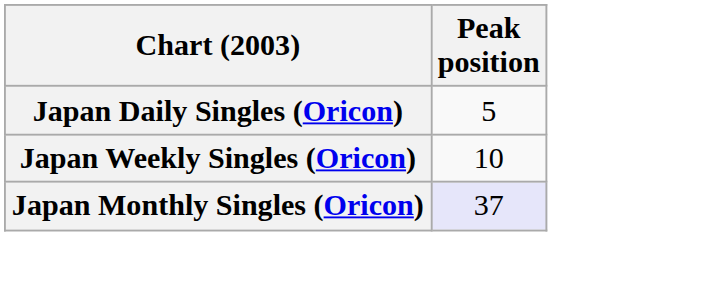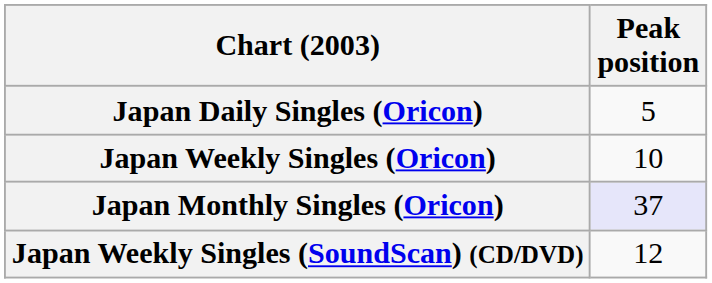+ row: (298, 253)
